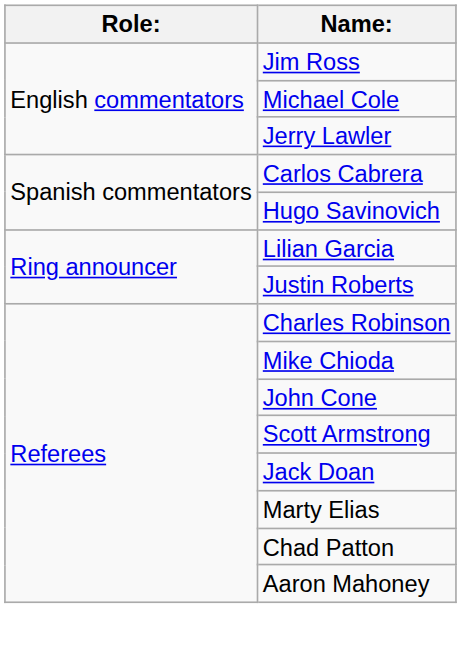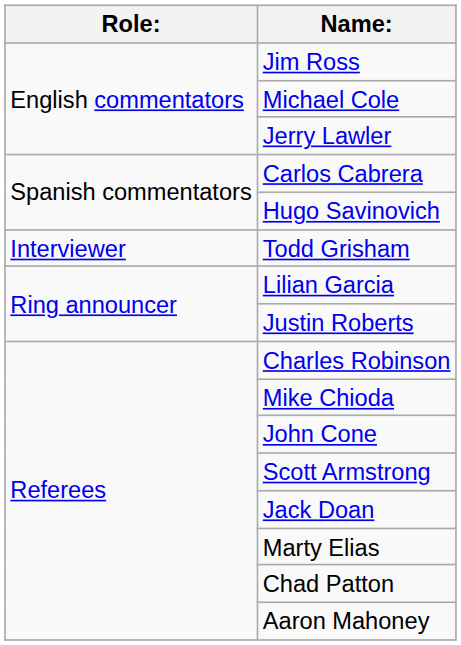+ row: (336, 248)
